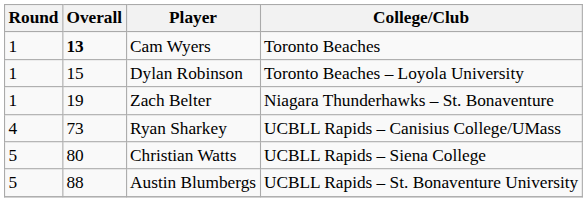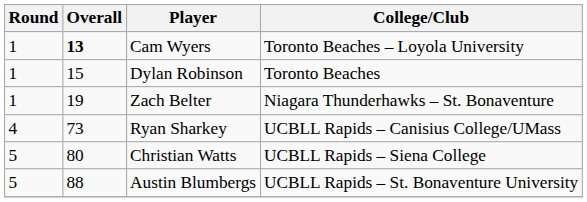(322, 45) Toronto Beaches -> (394, 45) Toronto Beaches – Loyola University
(394, 73) Toronto Beaches – Loyola University -> (322, 73) Toronto Beaches
